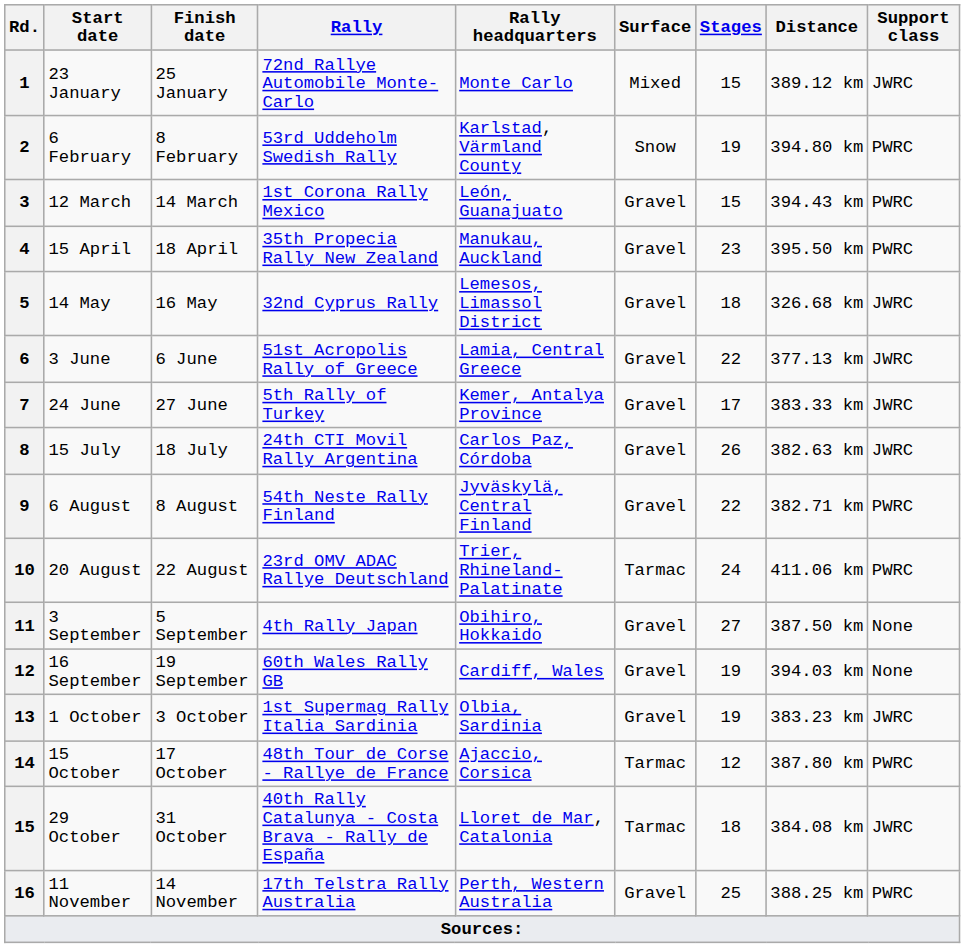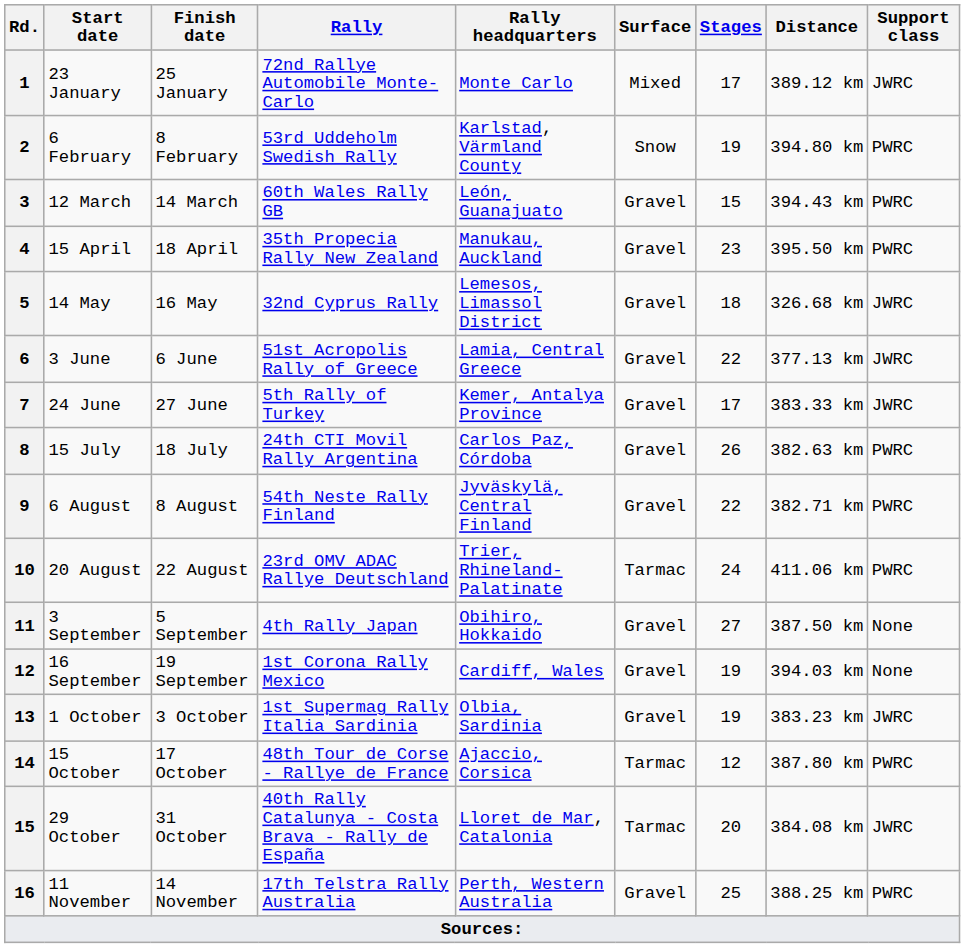(731, 83) 15 -> (731, 83) 17
(345, 203) 1st Corona Rally Mexico -> (345, 203) 60th Wales Rally GB
(893, 451) JWRC -> (893, 451) PWRC
(345, 672) 60th Wales Rally GB -> (345, 672) 1st Corona Rally Mexico
(731, 828) 18 -> (731, 828) 20
